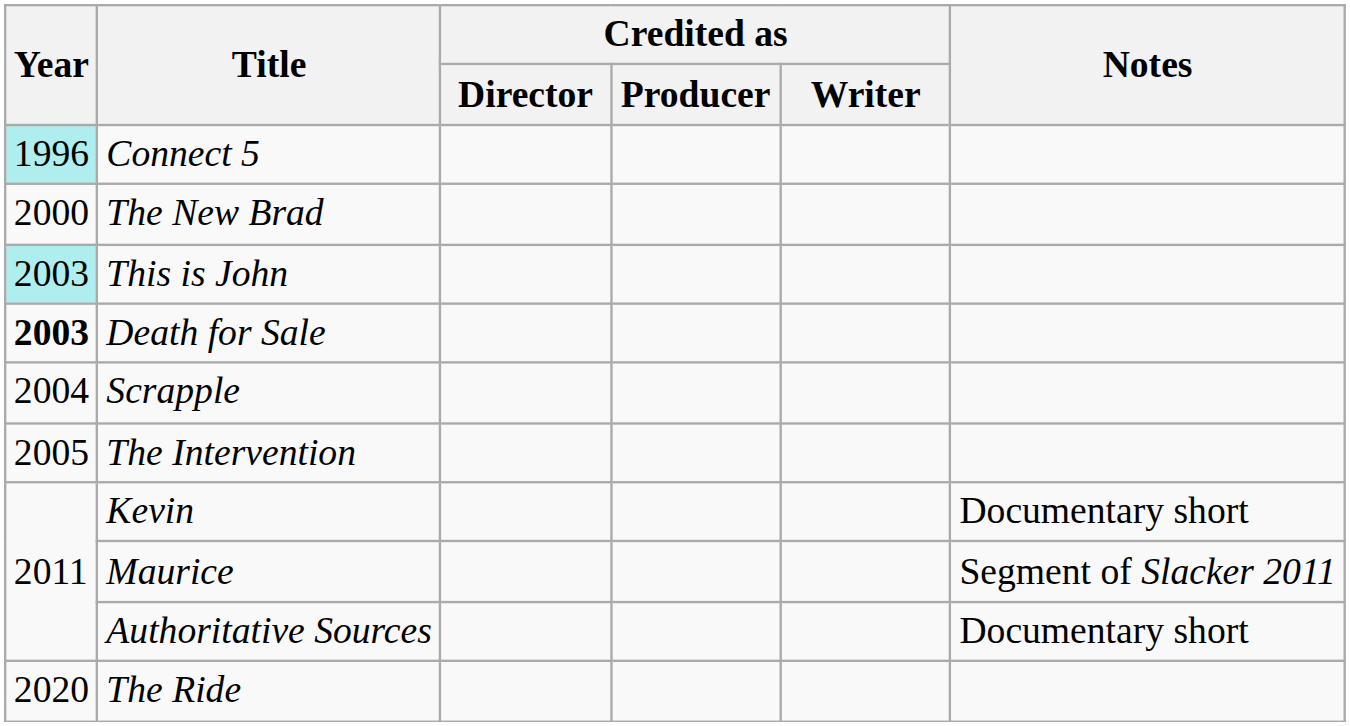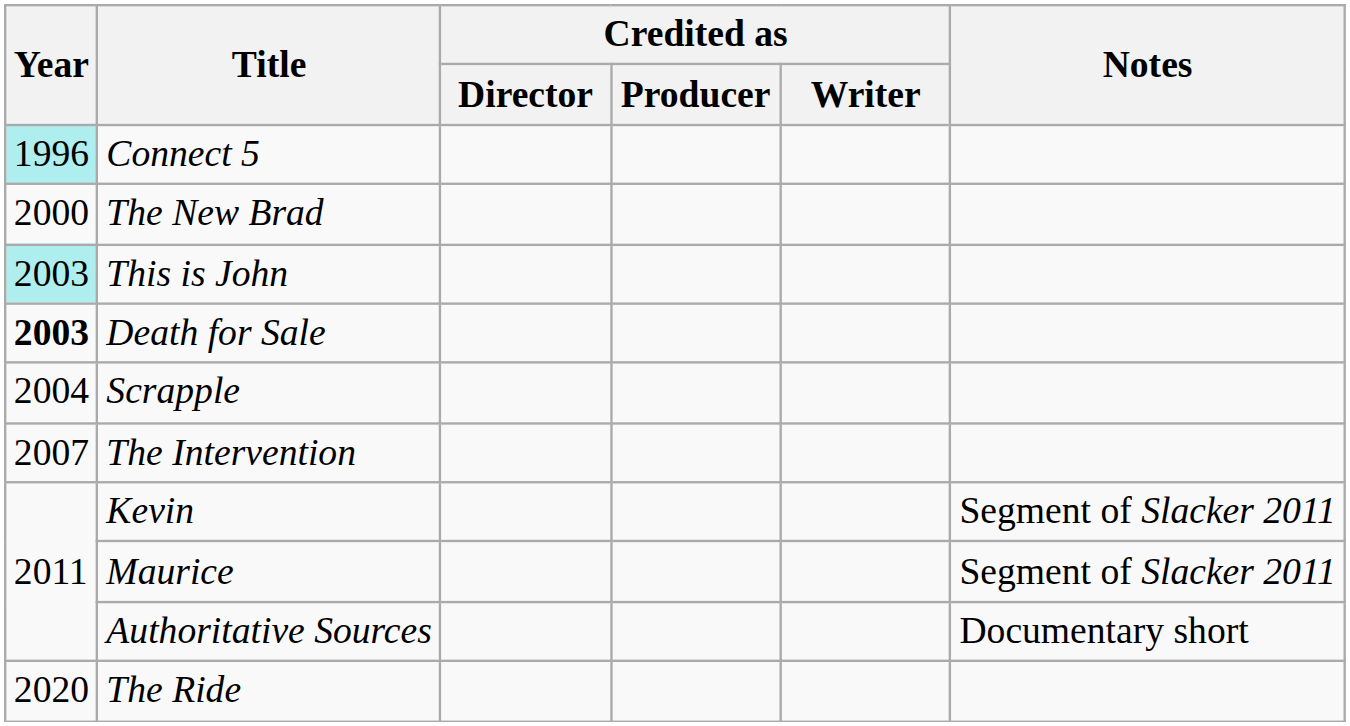(51, 451) 2005 -> (51, 451) 2007
(1104, 511) Documentary short -> (1148, 511) Segment of Slacker 2011
